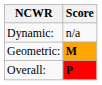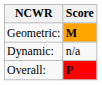rows swapped: (34, 51) <-> (30, 32)
